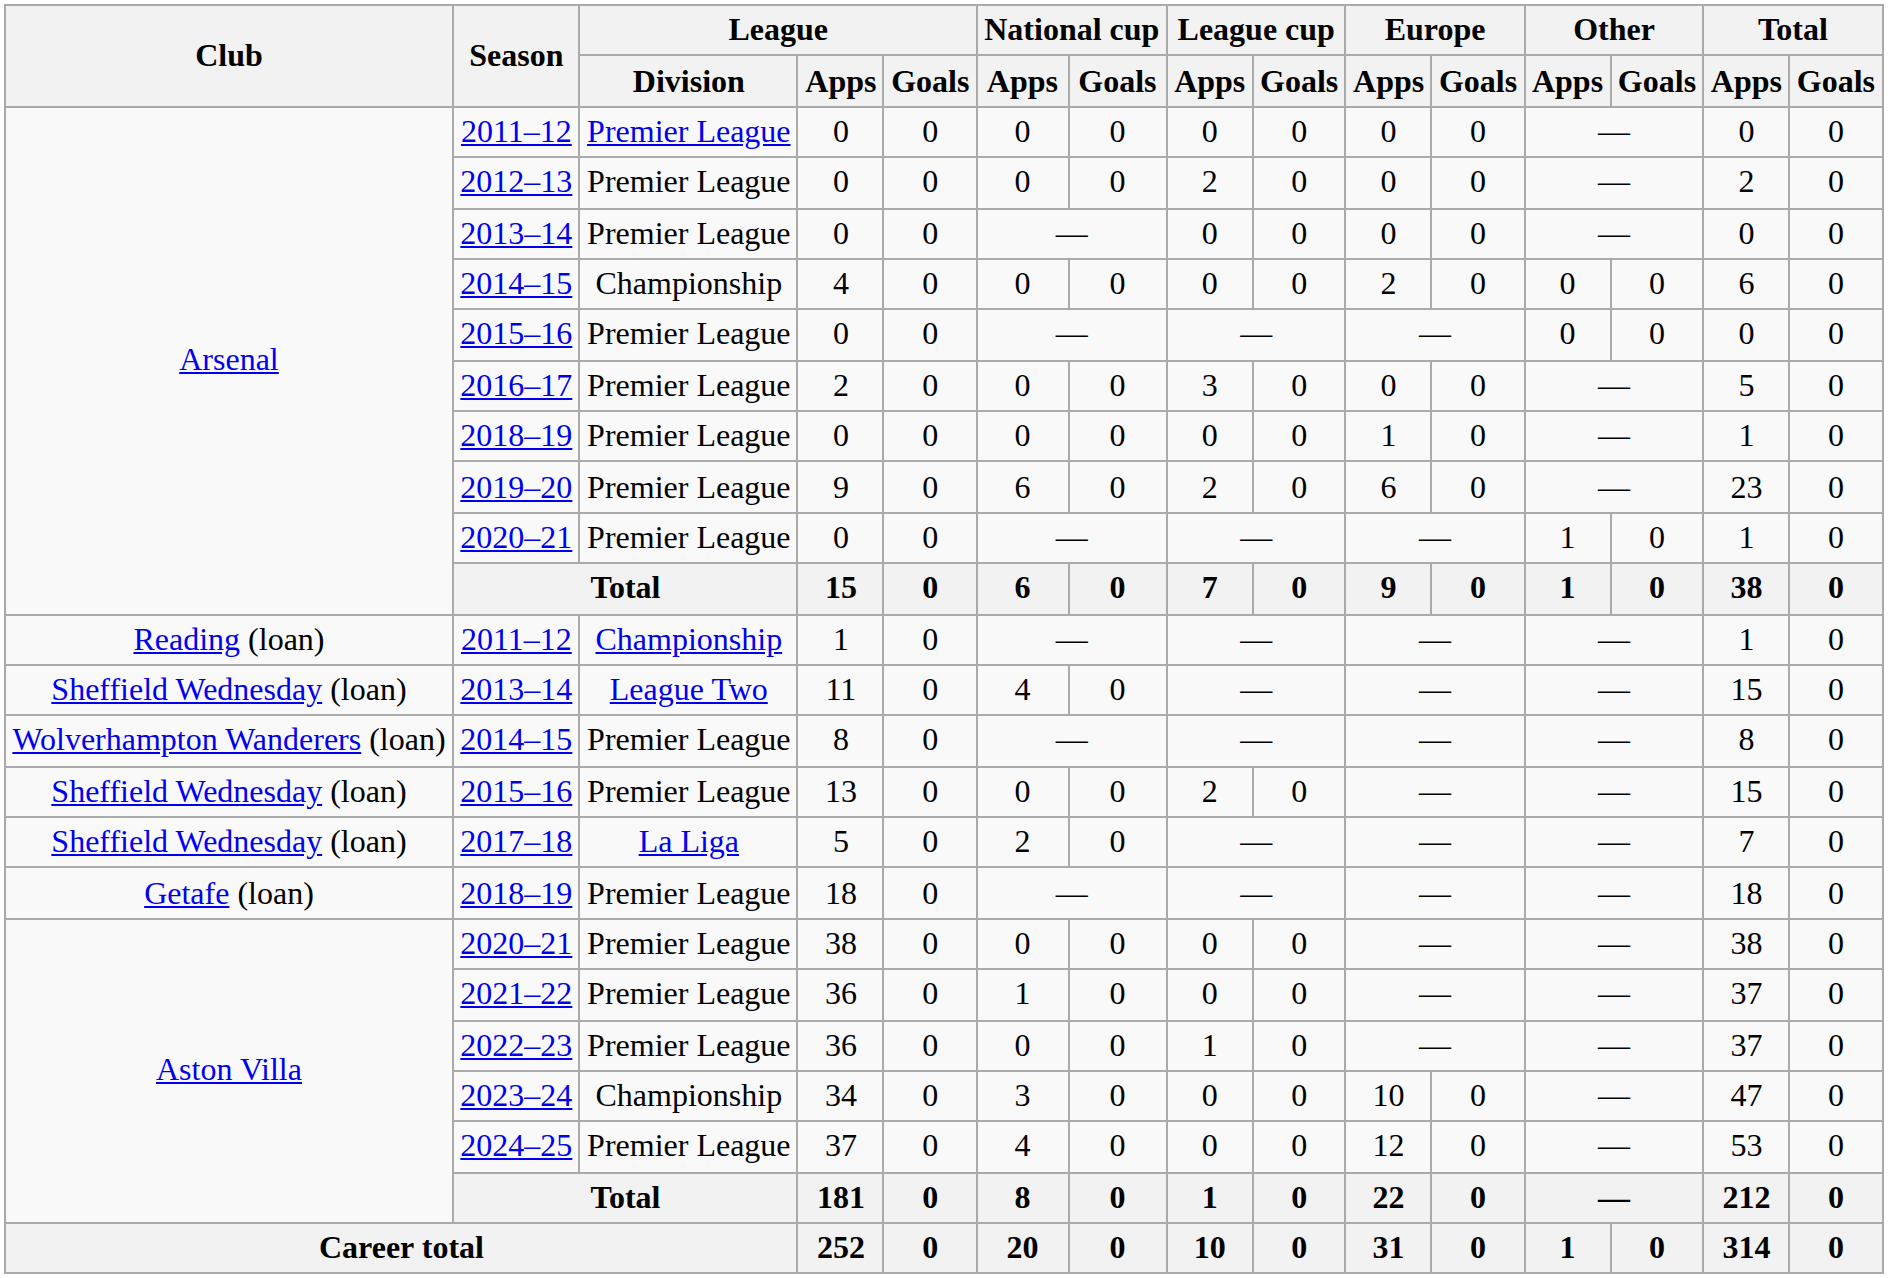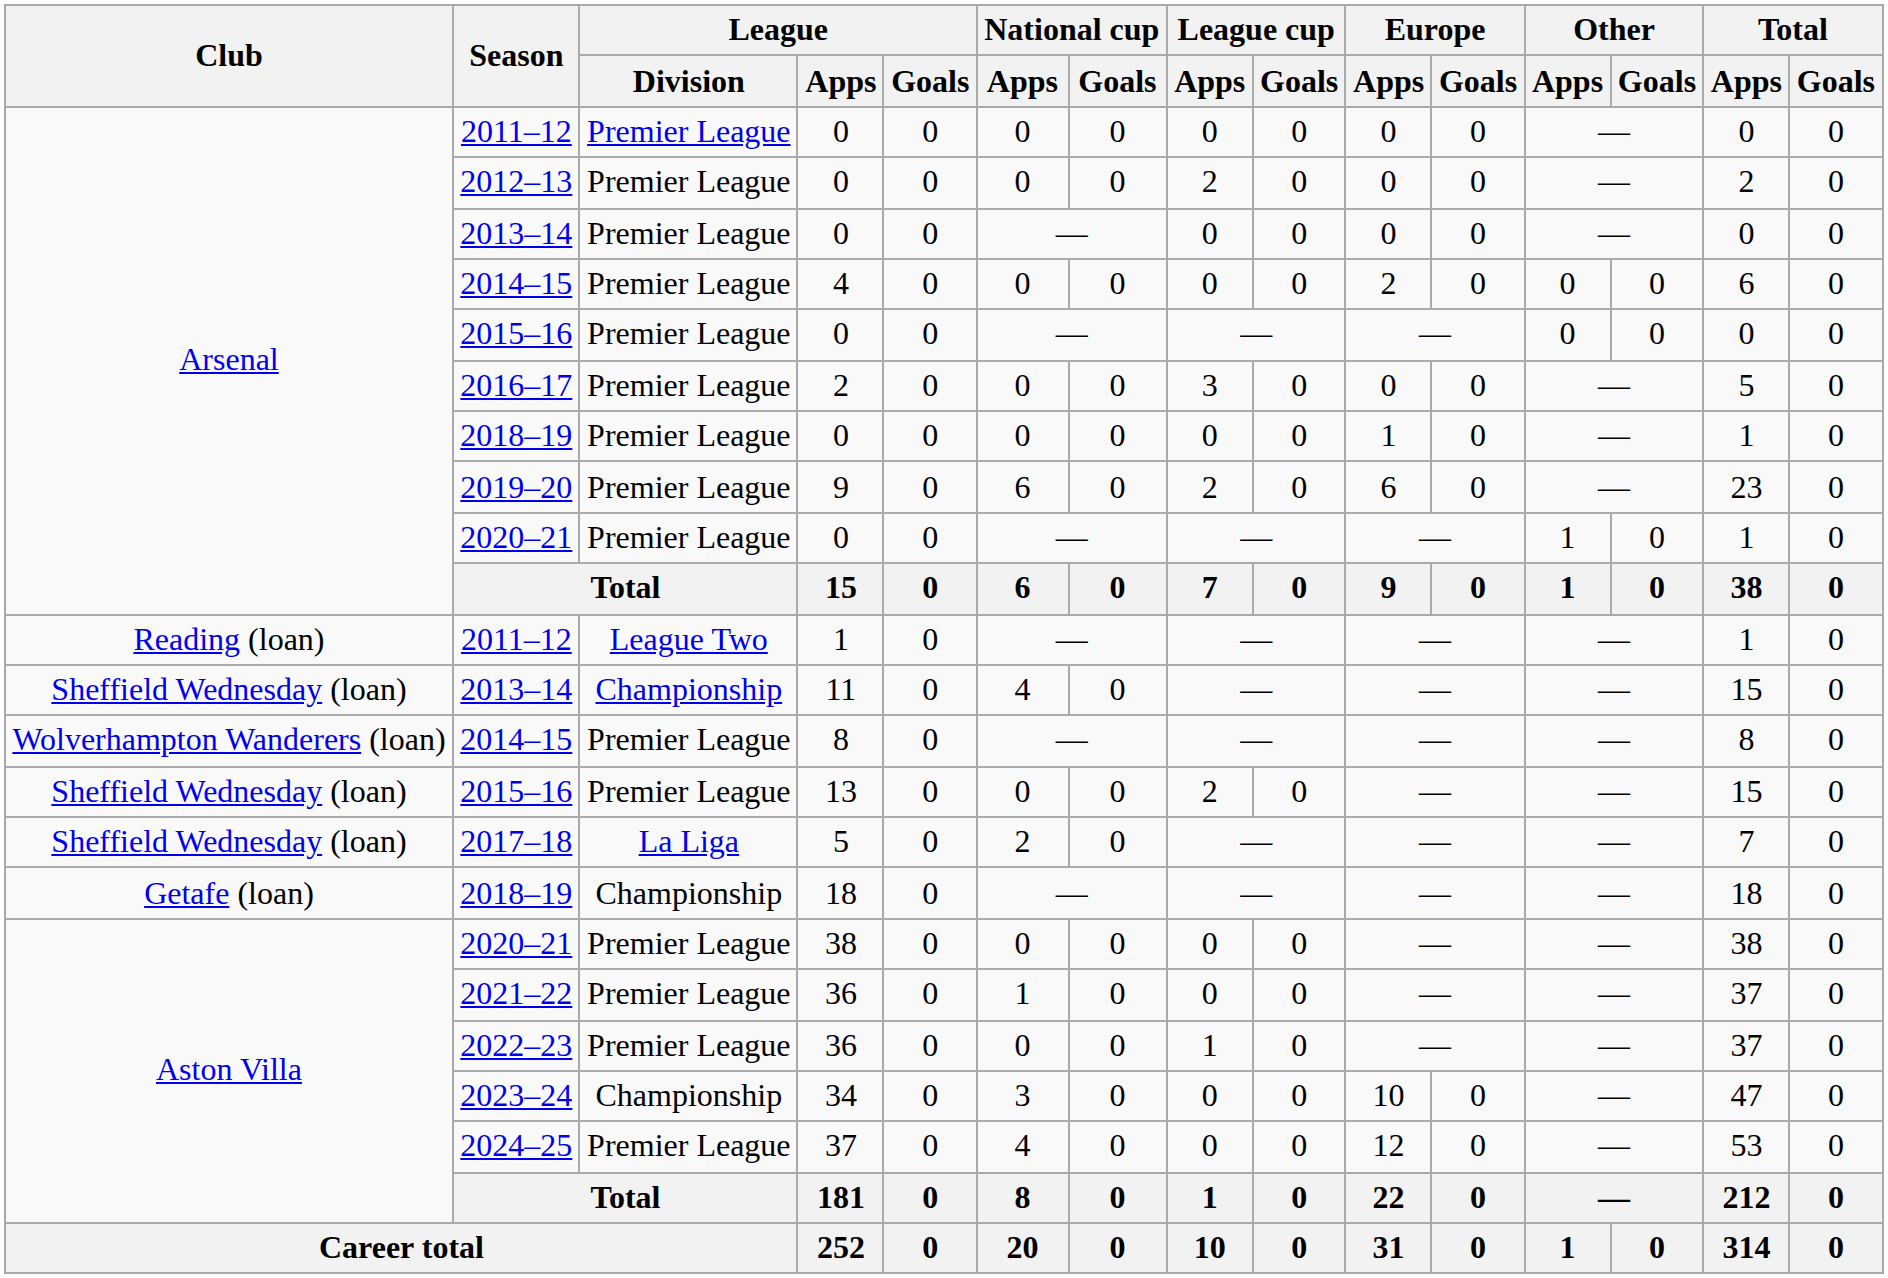(689, 283) Championship -> (689, 283) Premier League
(689, 638) Championship -> (689, 638) League Two
(689, 689) League Two -> (689, 689) Championship
(689, 892) Premier League -> (689, 892) Championship
